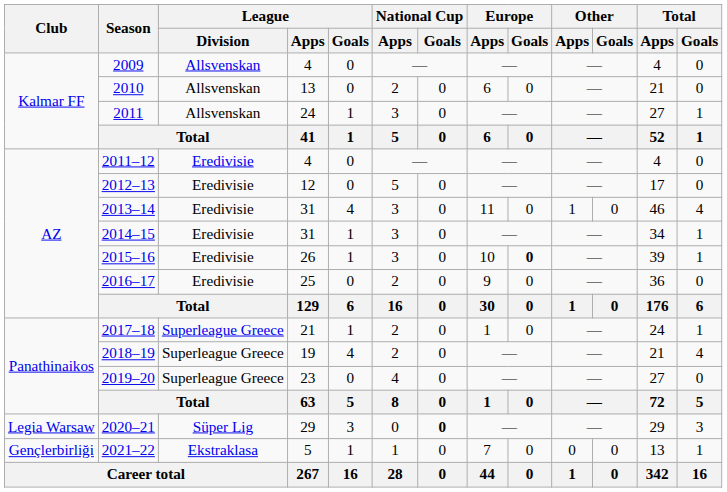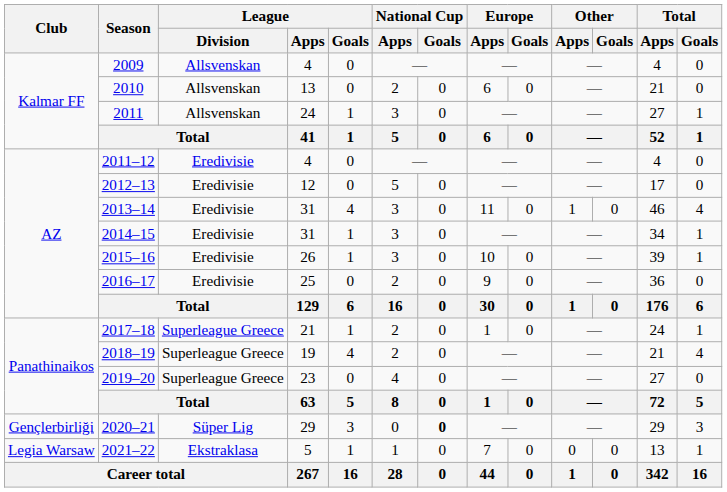(530, 257) bold -> (530, 257) normal
(51, 426) Legia Warsaw -> (51, 426) Gençlerbirliği
(51, 450) Gençlerbirliği -> (51, 450) Legia Warsaw
